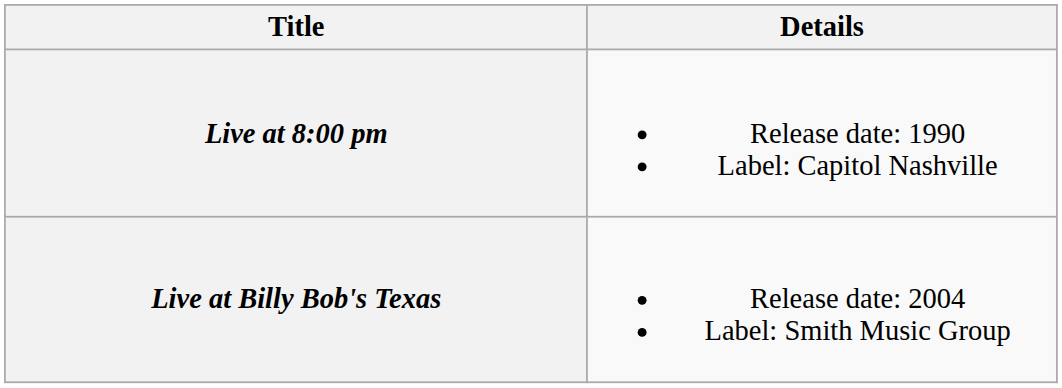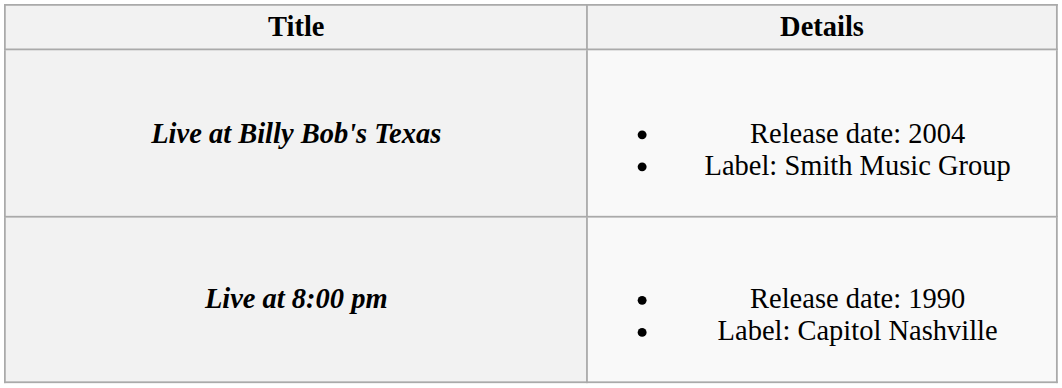rows swapped: (296, 132) <-> (296, 298)
